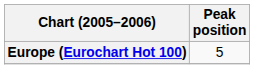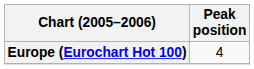(220, 52) 5 -> (220, 52) 4
